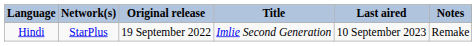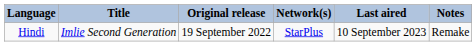columns swapped: (274, 13) <-> (88, 13)
